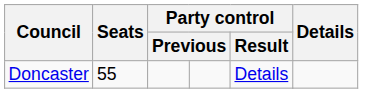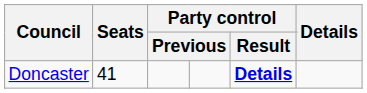(107, 74) 55 -> (107, 74) 41
(261, 74) normal -> (263, 74) bold
